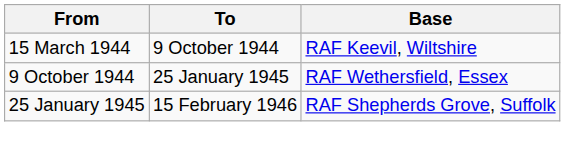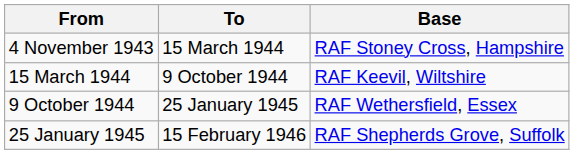+ row: (81, 47)
